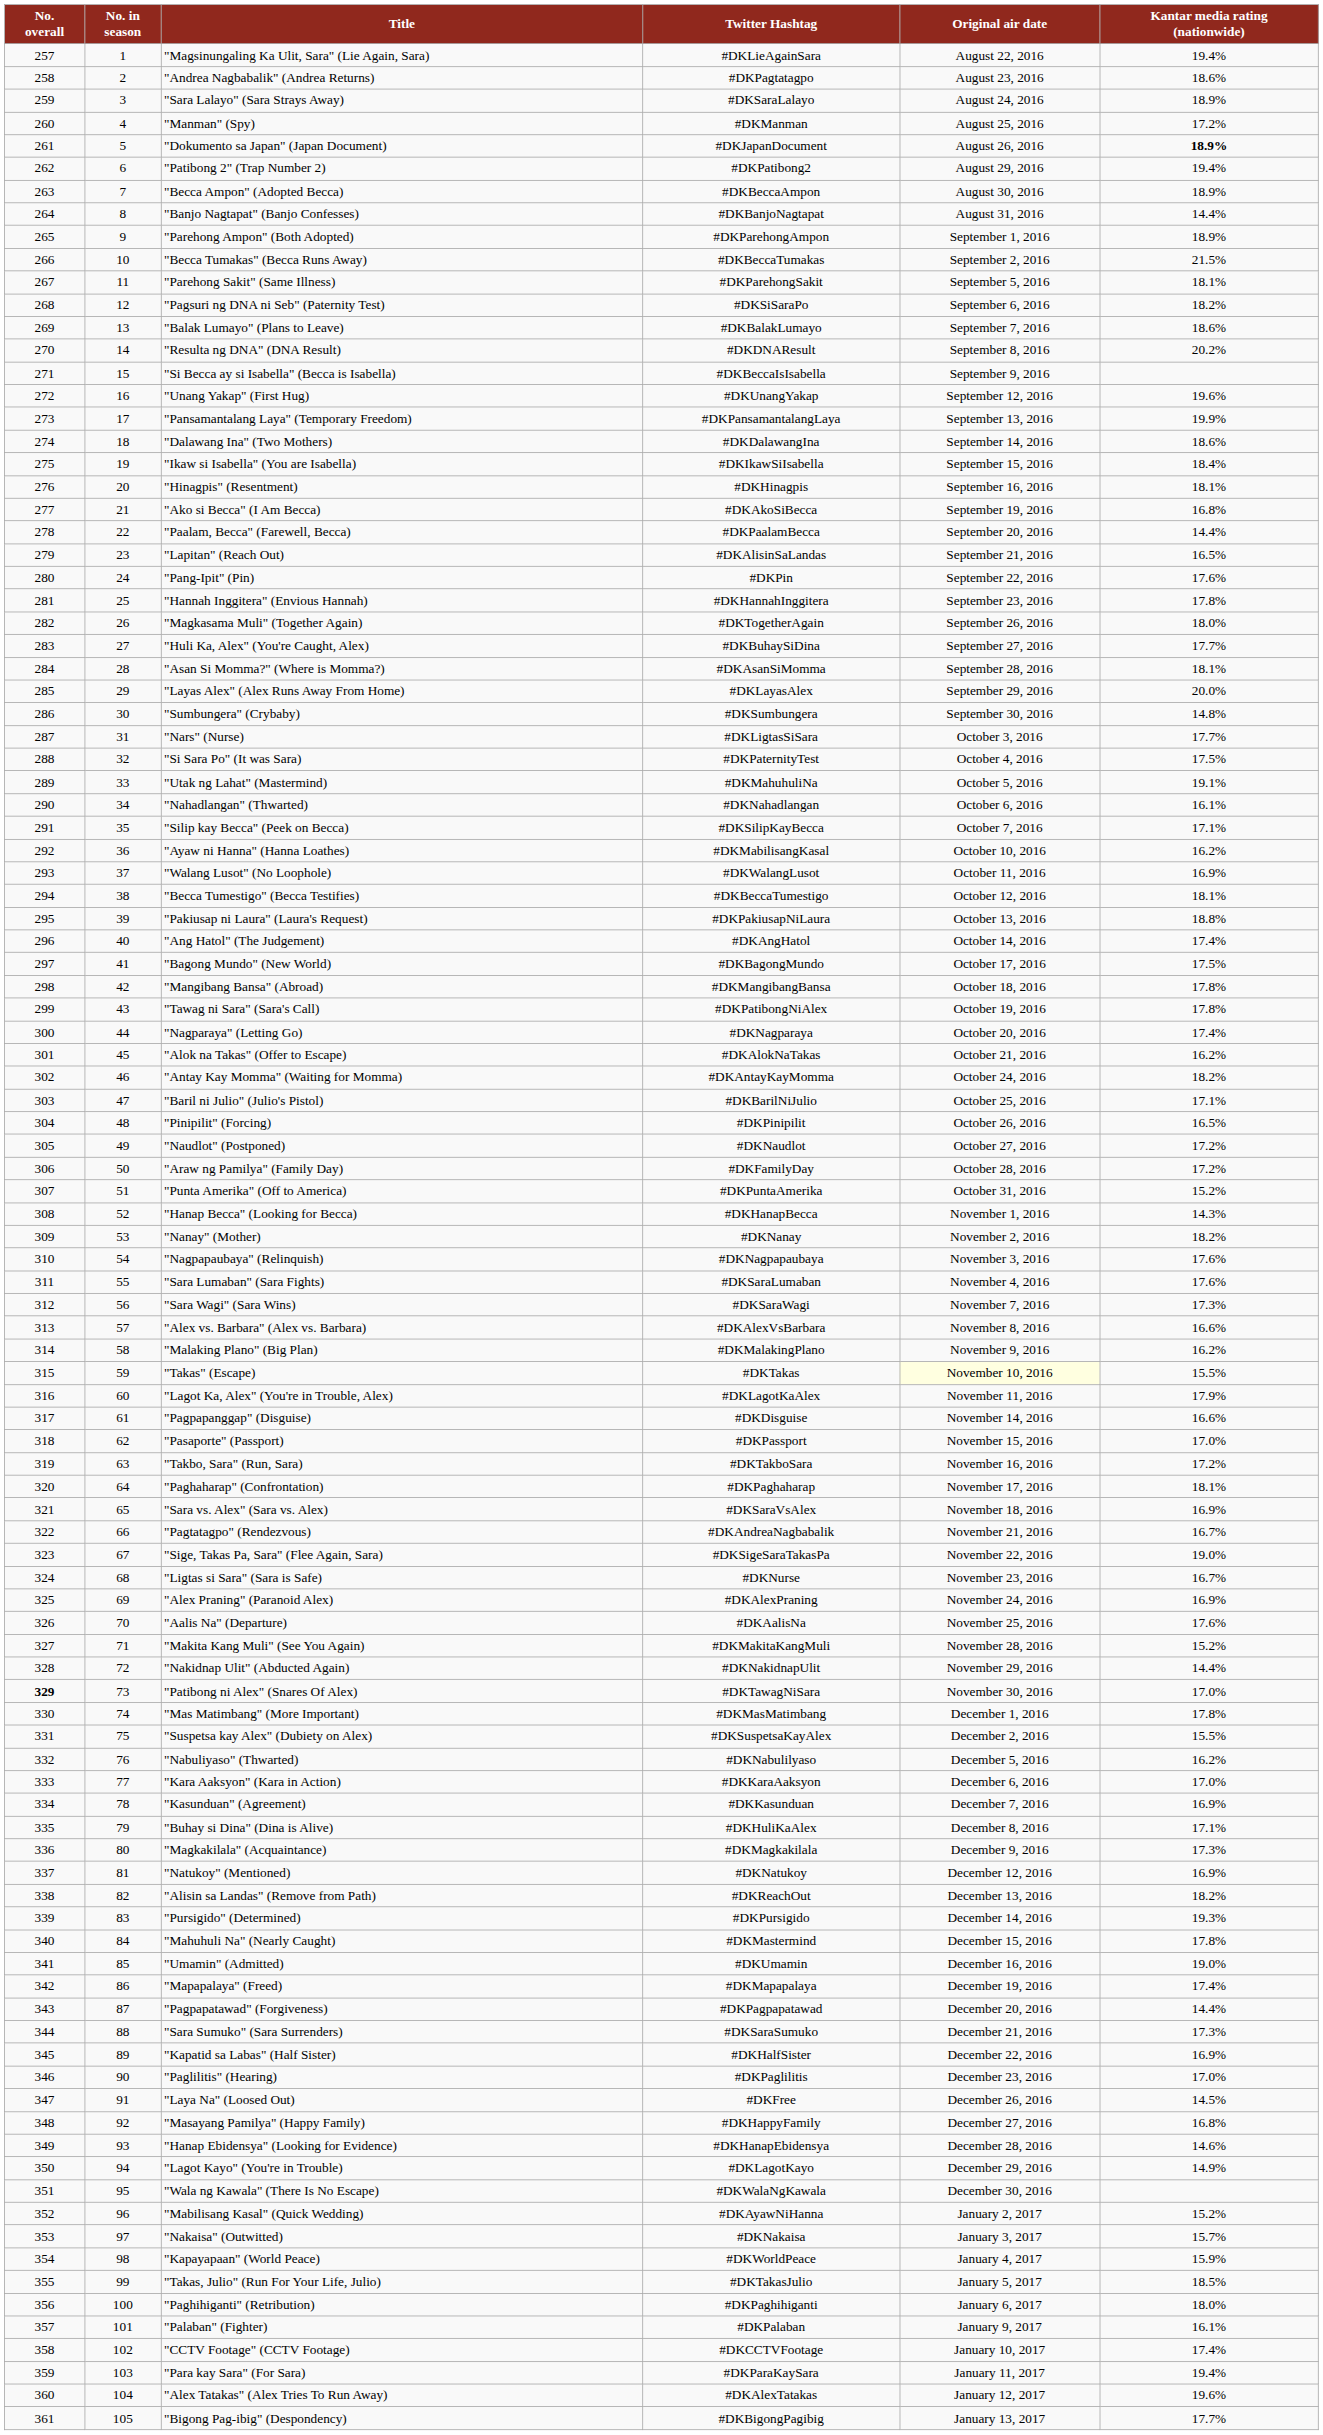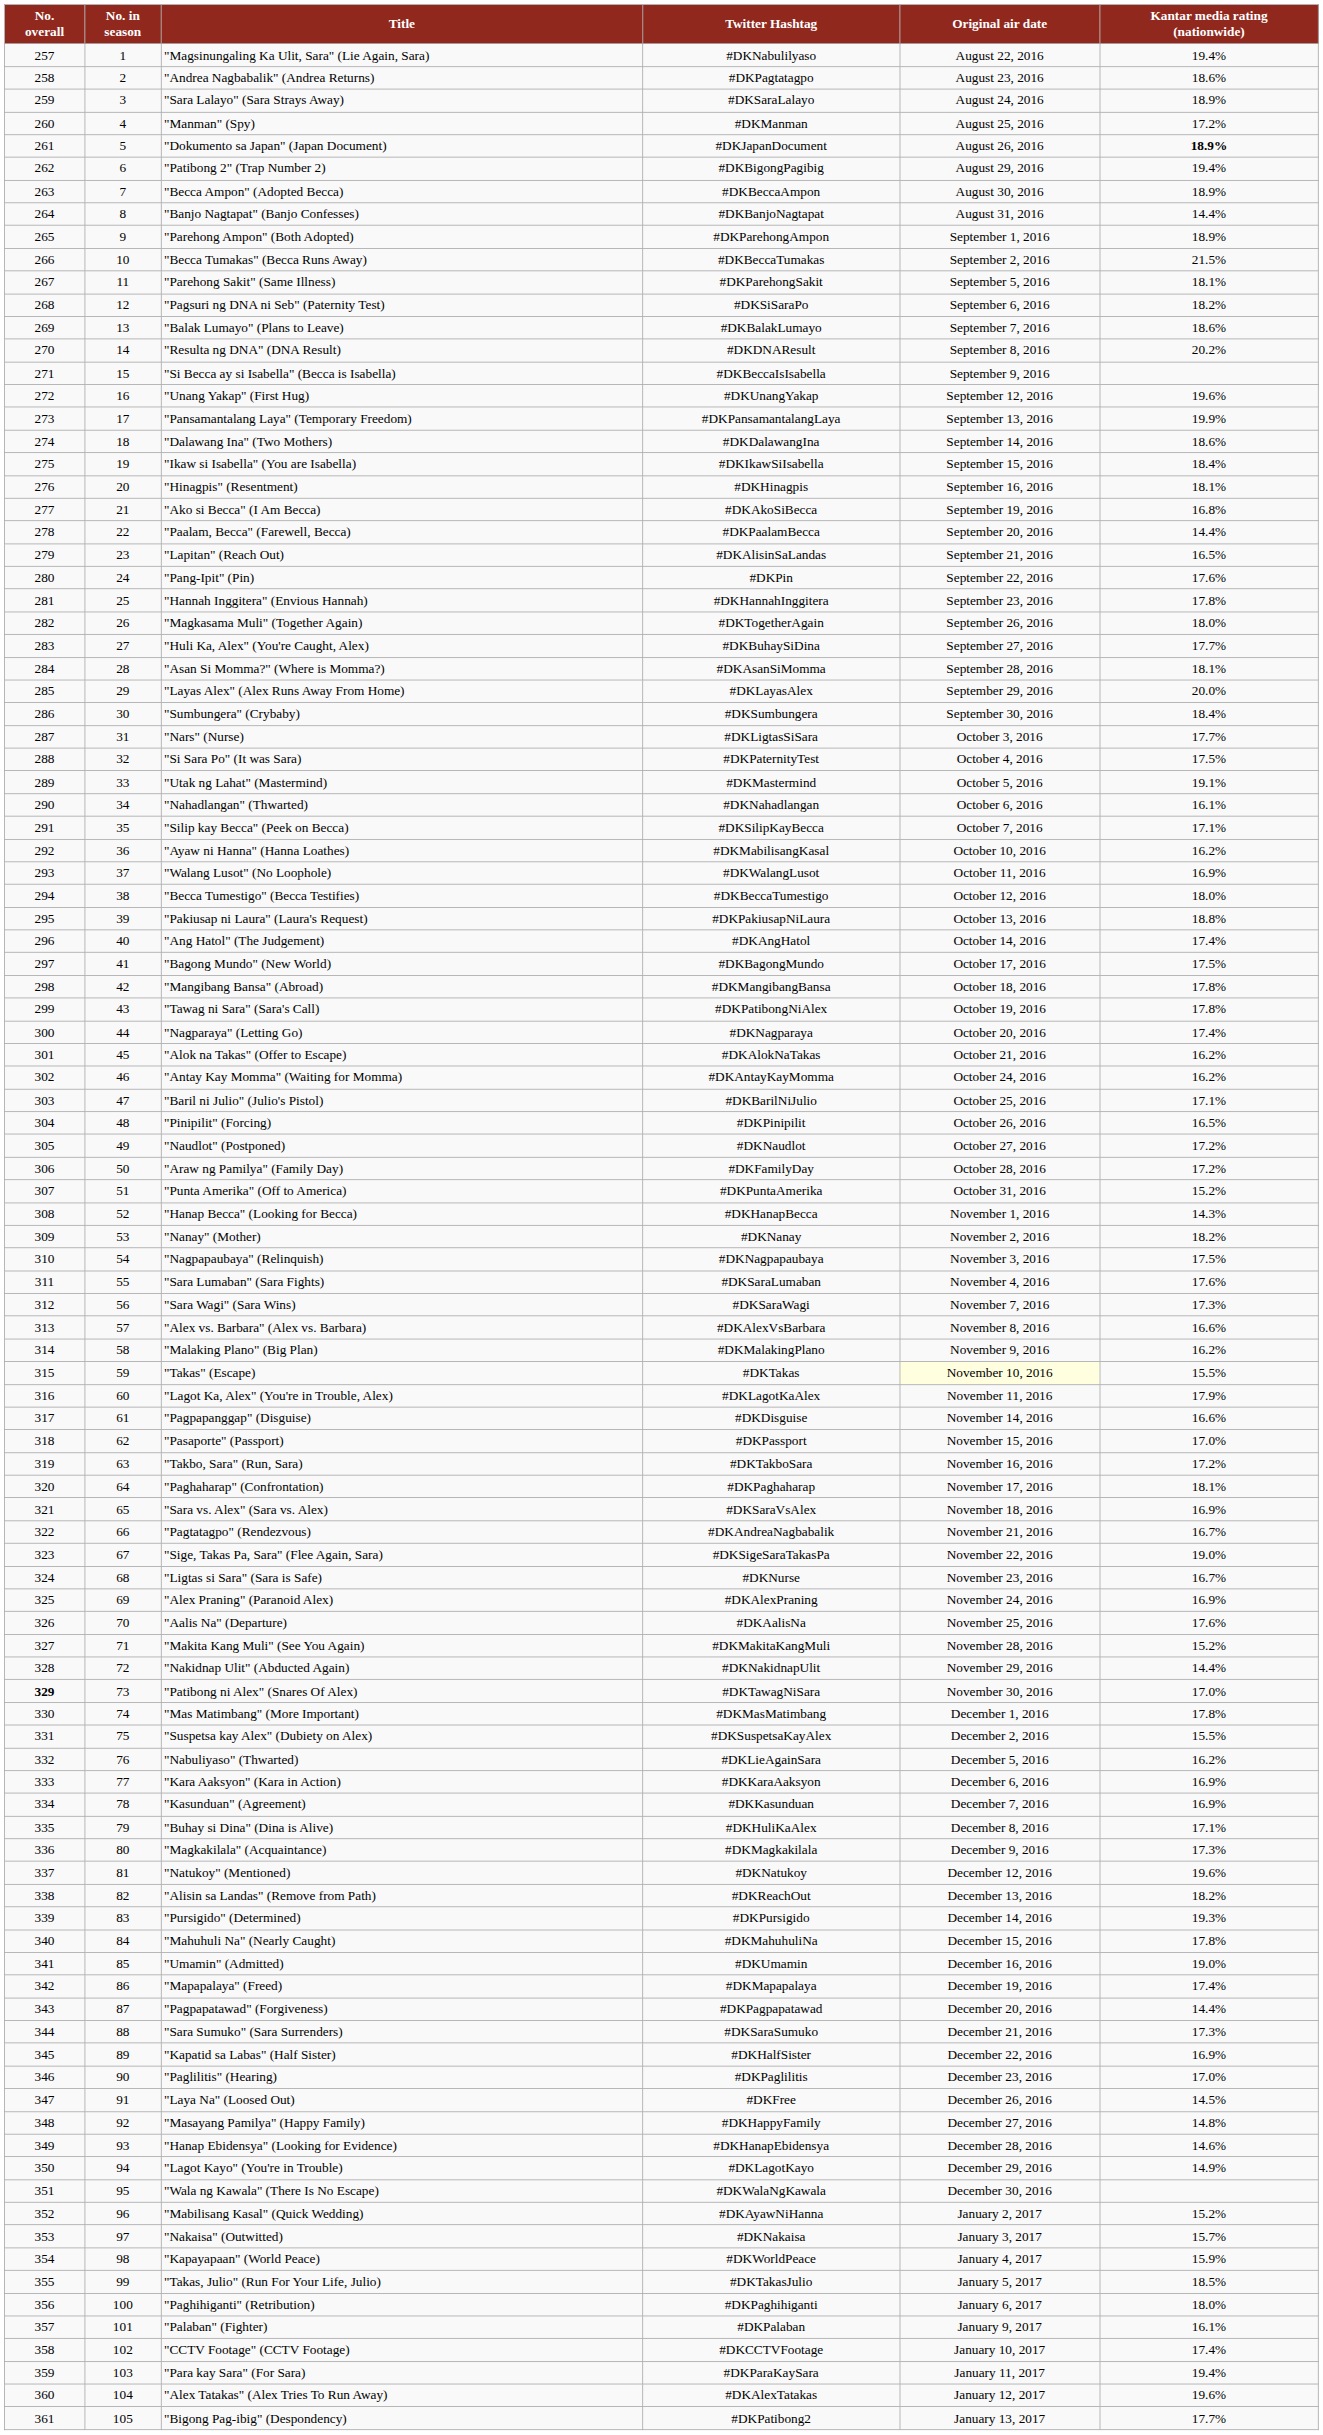(771, 55) #DKLieAgainSara -> (771, 55) #DKNabulilyaso
(771, 168) #DKPatibong2 -> (771, 168) #DKBigongPagibig
(1209, 714) 14.8% -> (1209, 714) 18.4%
(771, 782) #DKMahuhuliNa -> (771, 782) #DKMastermind
(1209, 895) 18.1% -> (1209, 895) 18.0%
(1209, 1077) 18.2% -> (1209, 1077) 16.2%
(1209, 1259) 17.6% -> (1209, 1259) 17.5%
(771, 1759) #DKNabulilyaso -> (771, 1759) #DKLieAgainSara
(1209, 1781) 17.0% -> (1209, 1781) 16.9%
(1209, 1872) 16.9% -> (1209, 1872) 19.6%
(771, 1941) #DKMastermind -> (771, 1941) #DKMahuhuliNa
(1209, 2122) 16.8% -> (1209, 2122) 14.8%
(771, 2418) #DKBigongPagibig -> (771, 2418) #DKPatibong2
